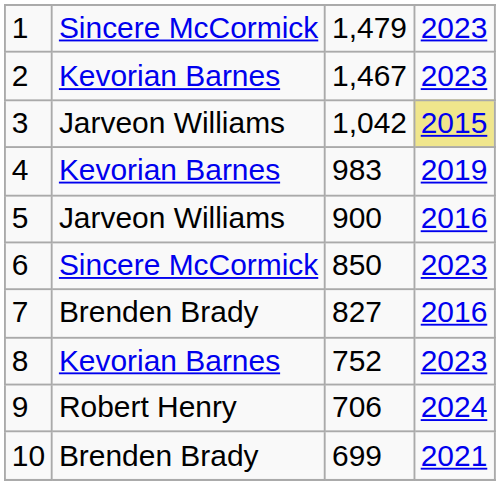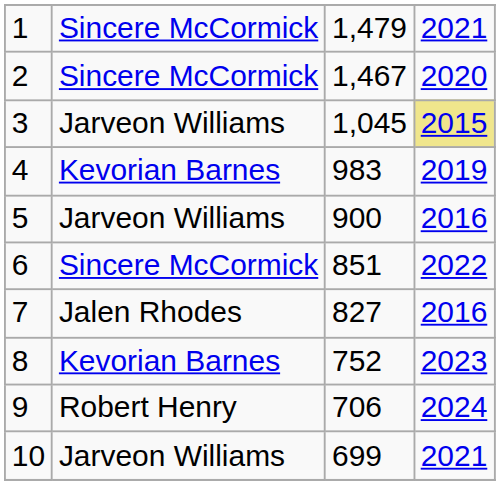(454, 28) 2023 -> (454, 28) 2021
(170, 75) Kevorian Barnes -> (189, 75) Sincere McCormick
(454, 75) 2023 -> (454, 75) 2020
(369, 123) 1,042 -> (369, 123) 1,045
(357, 265) 850 -> (357, 265) 851
(454, 265) 2023 -> (454, 265) 2022
(159, 312) Brenden Brady -> (150, 312) Jalen Rhodes
(159, 455) Brenden Brady -> (172, 455) Jarveon Williams
